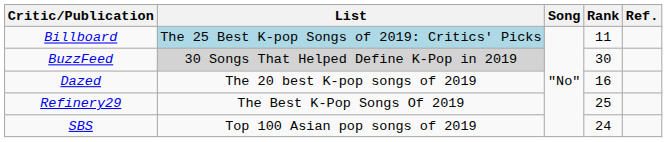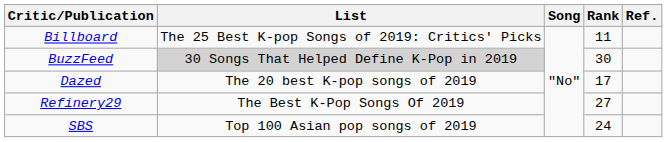(351, 38) lightblue background -> (351, 38) no background
(603, 82) 16 -> (603, 82) 17
(603, 104) 25 -> (603, 104) 27
